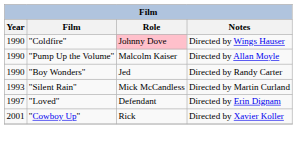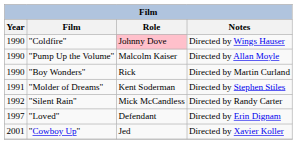(125, 72) Jed -> (127, 72) Rick
(236, 72) Directed by Randy Carter -> (239, 72) Directed by Martin Curland
+ row: (66, 87)
(16, 87) 1993 -> (16, 102) 1992
(239, 87) Directed by Martin Curland -> (236, 102) Directed by Randy Carter
(127, 117) Rick -> (125, 132) Jed
